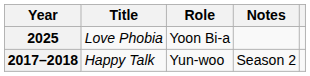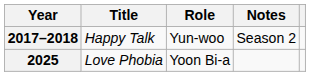rows swapped: (43, 60) <-> (43, 37)
